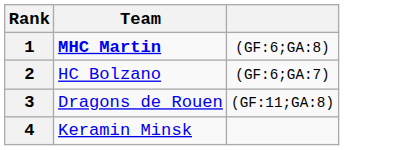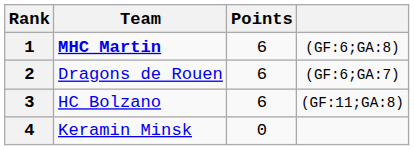+ column: (262, 19)
(110, 75) HC Bolzano -> (141, 75) Dragons de Rouen
(141, 103) Dragons de Rouen -> (110, 103) HC Bolzano
